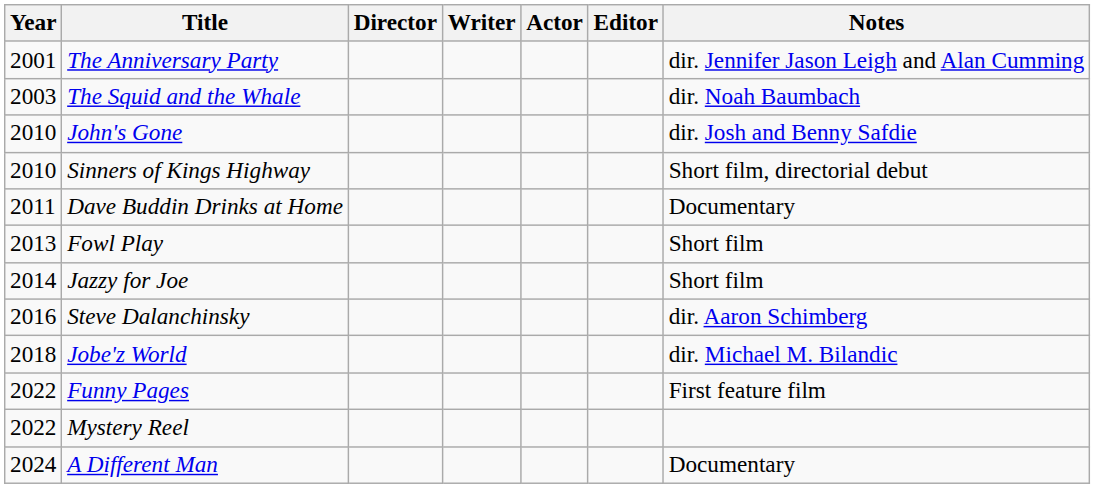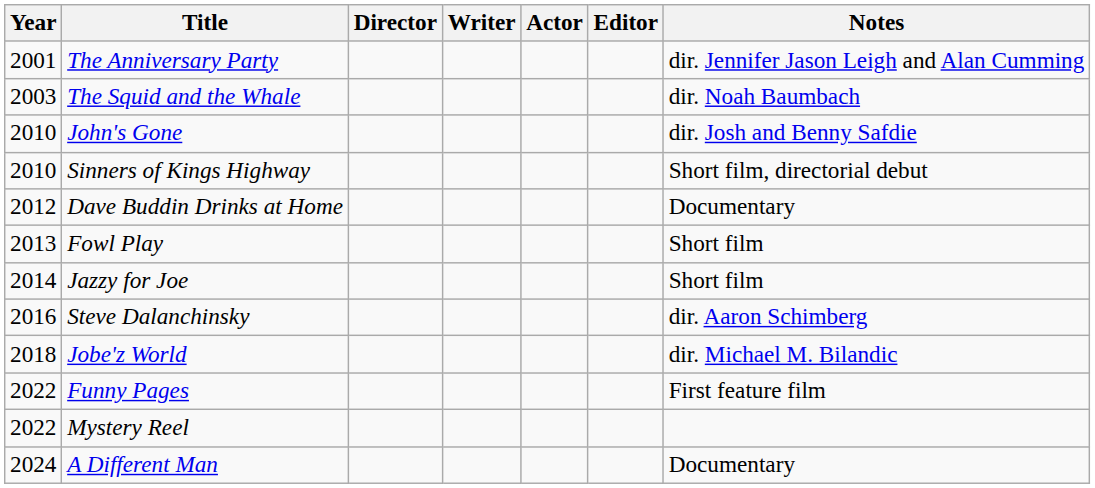(33, 206) 2011 -> (33, 206) 2012
